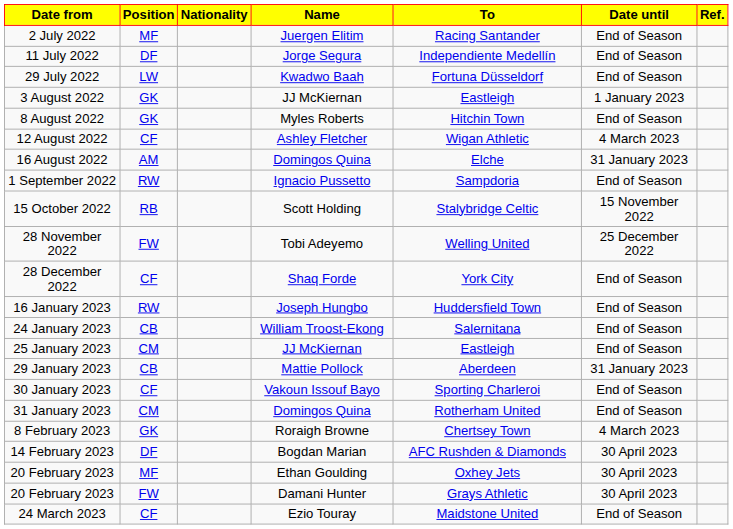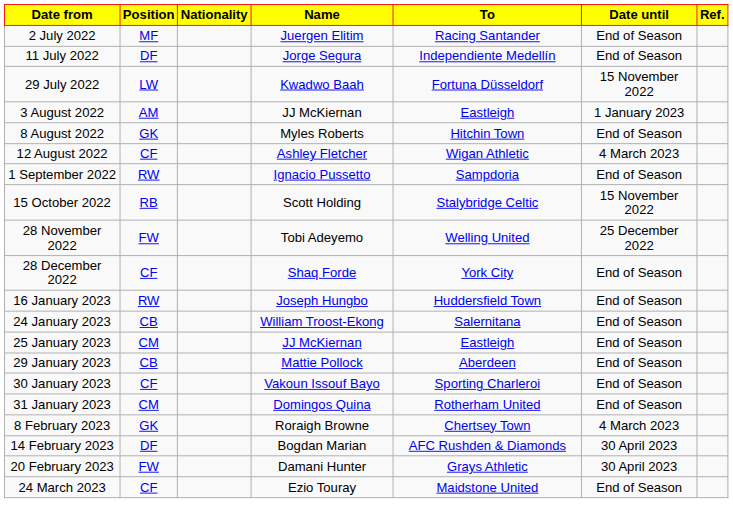(639, 77) End of Season -> (639, 85) 15 November 2022
(149, 98) GK -> (149, 113) AM
- row: (62, 160)
(639, 369) 31 January 2023 -> (639, 363) End of Season
- row: (62, 473)
